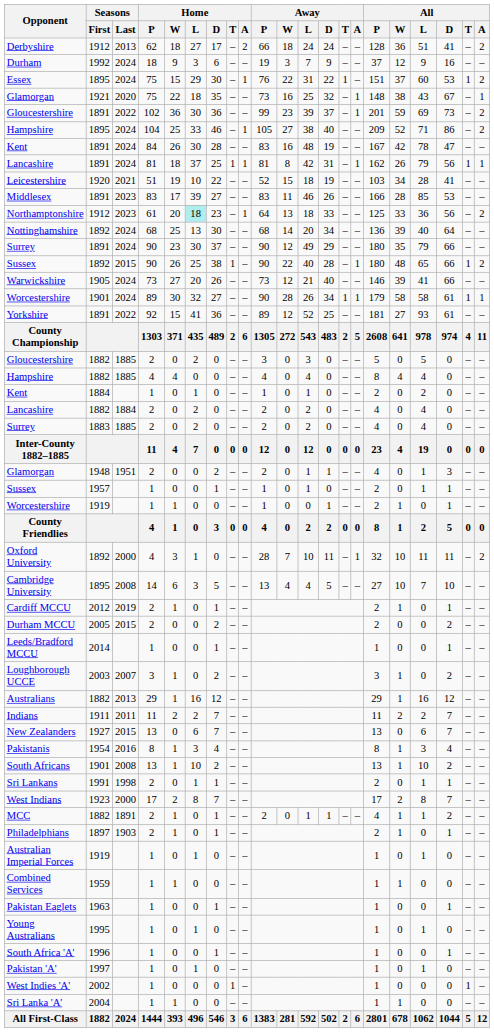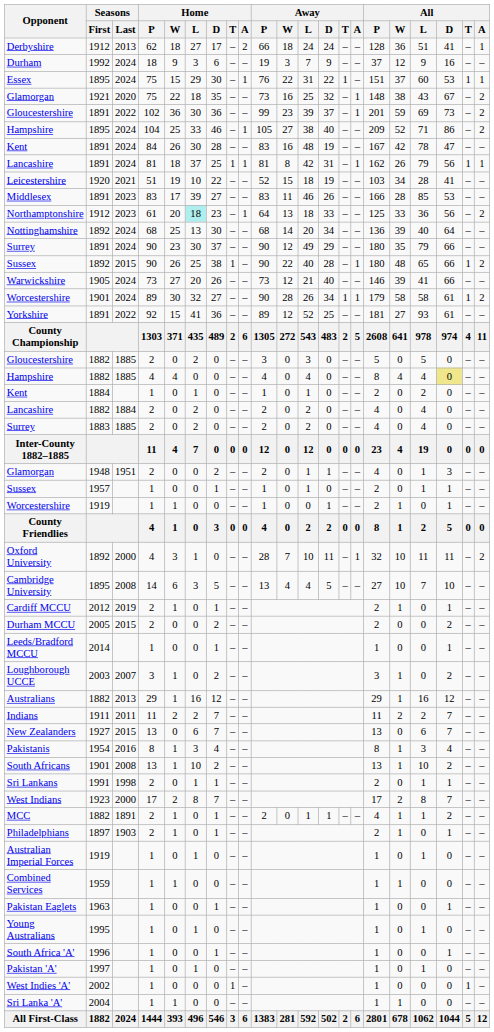(482, 46) 2 -> (482, 46) 1
(482, 79) 2 -> (482, 79) 1
(482, 96) 1 -> (482, 96) 2
(482, 297) 1 -> (482, 297) 2
(449, 376) no background -> (449, 376) khaki background
